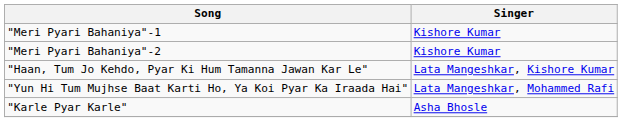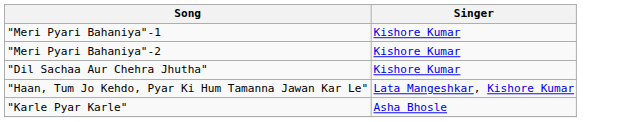+ row: (107, 70)
- row: (208, 88)
